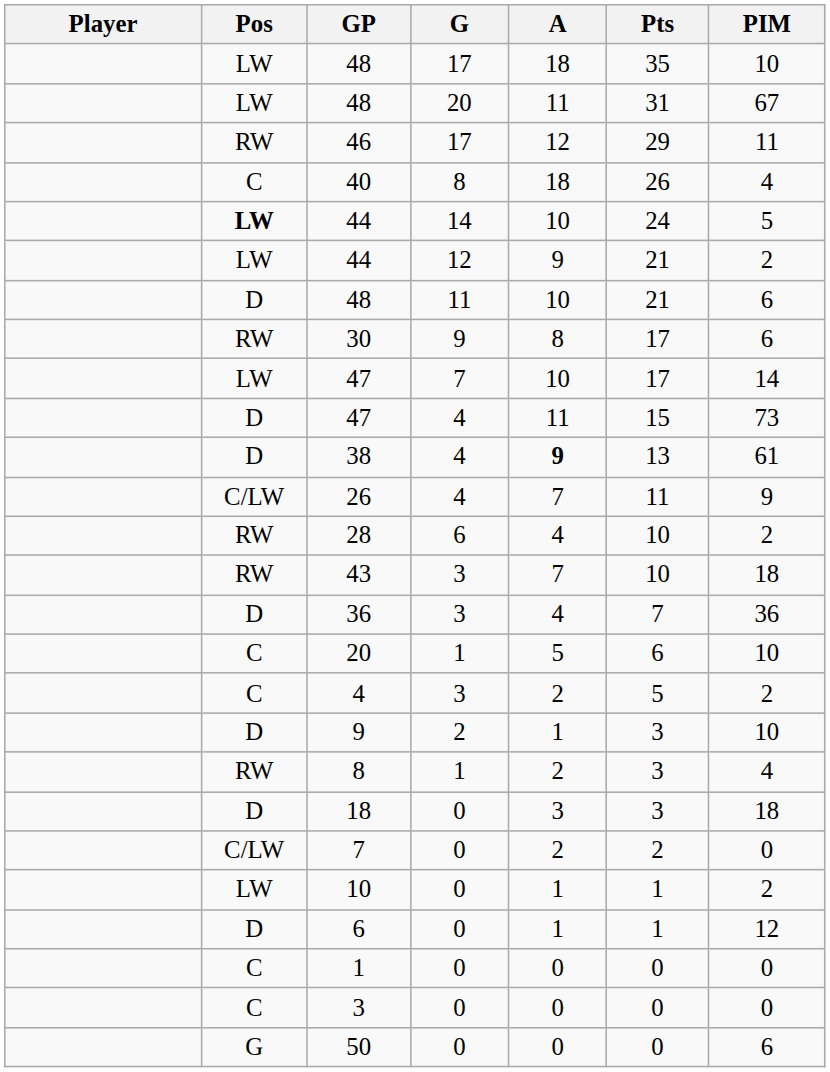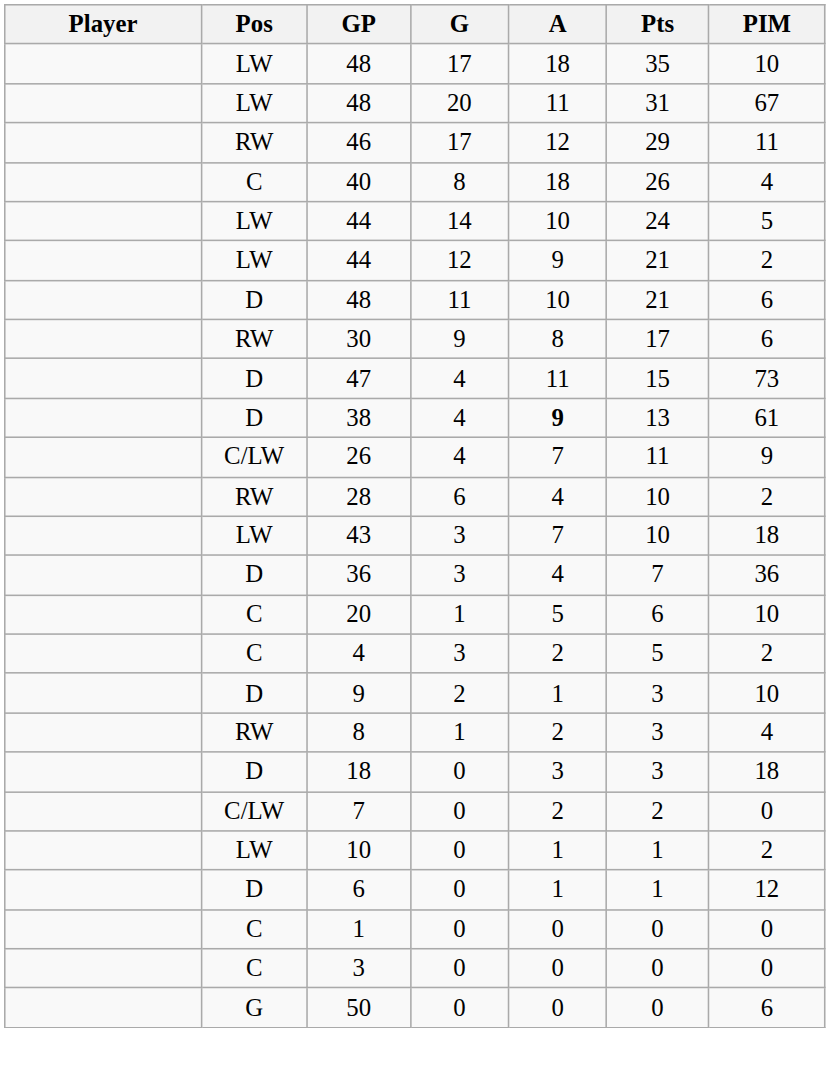(254, 220) bold -> (254, 220) normal
- row: (359, 378)
(254, 574) RW -> (254, 535) LW
